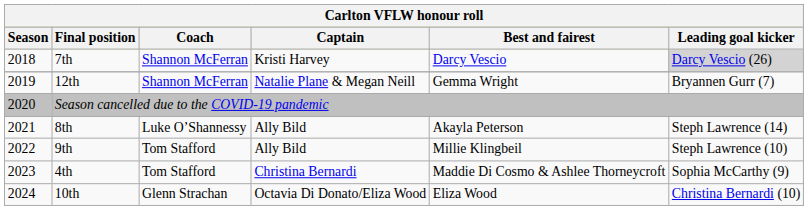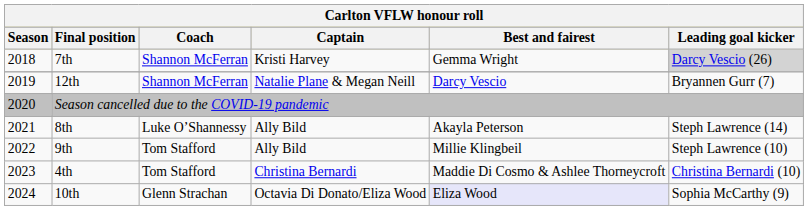(470, 60) Darcy Vescio -> (475, 60) Gemma Wright
(475, 82) Gemma Wright -> (470, 82) Darcy Vescio
(730, 172) Sophia McCarthy (9) -> (736, 172) Christina Bernardi (10)
(465, 194) no background -> (465, 194) lavender background
(736, 194) Christina Bernardi (10) -> (730, 194) Sophia McCarthy (9)
